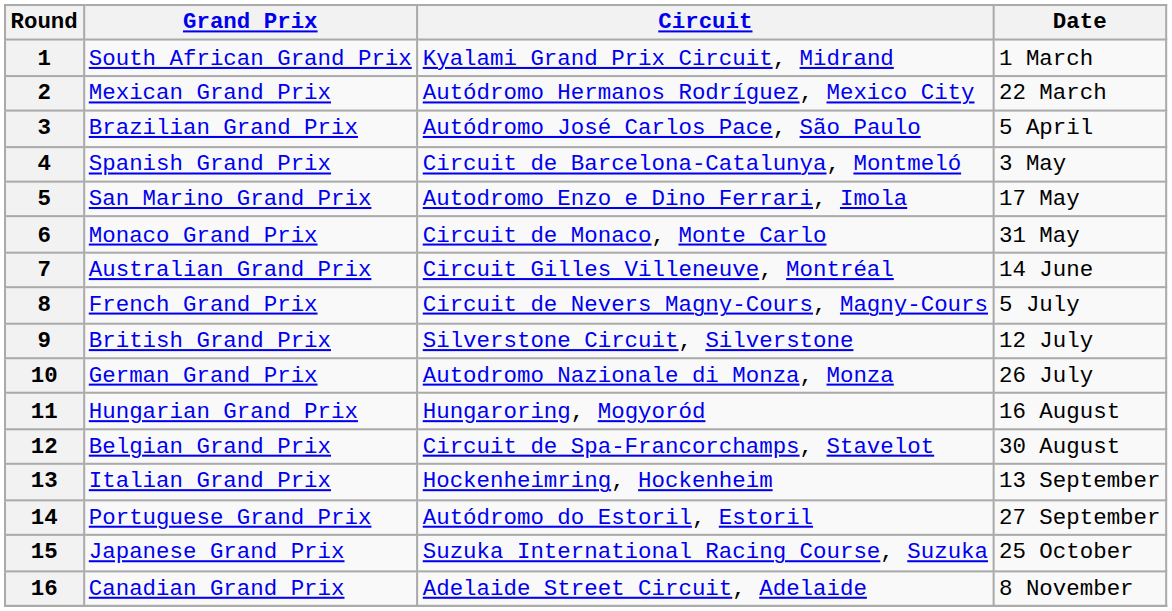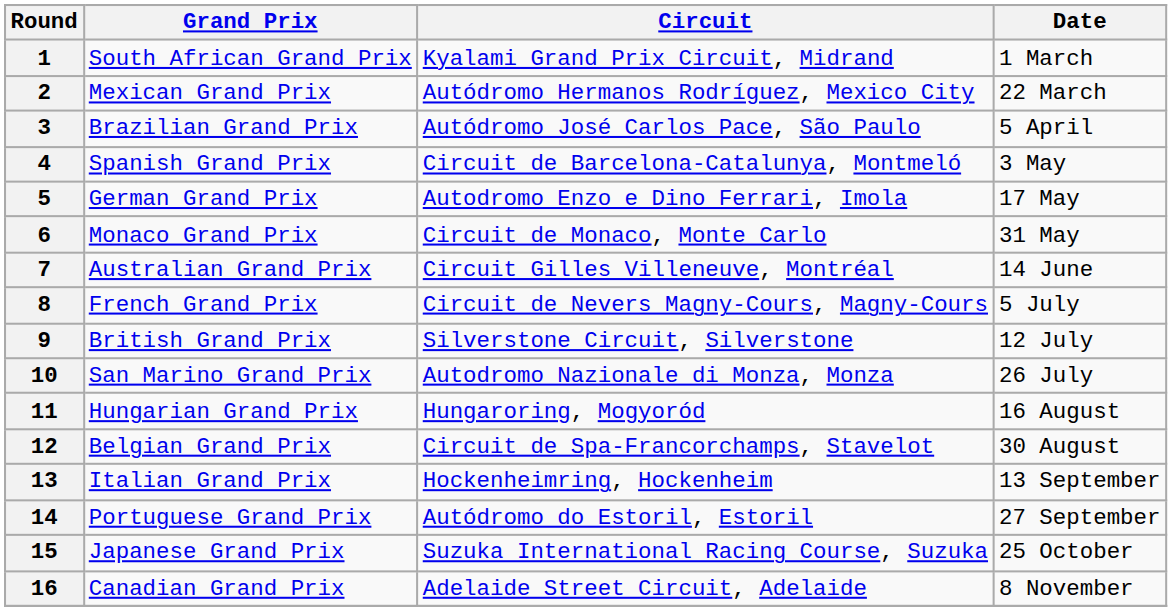(230, 199) San Marino Grand Prix -> (203, 199) German Grand Prix
(203, 376) German Grand Prix -> (230, 376) San Marino Grand Prix
